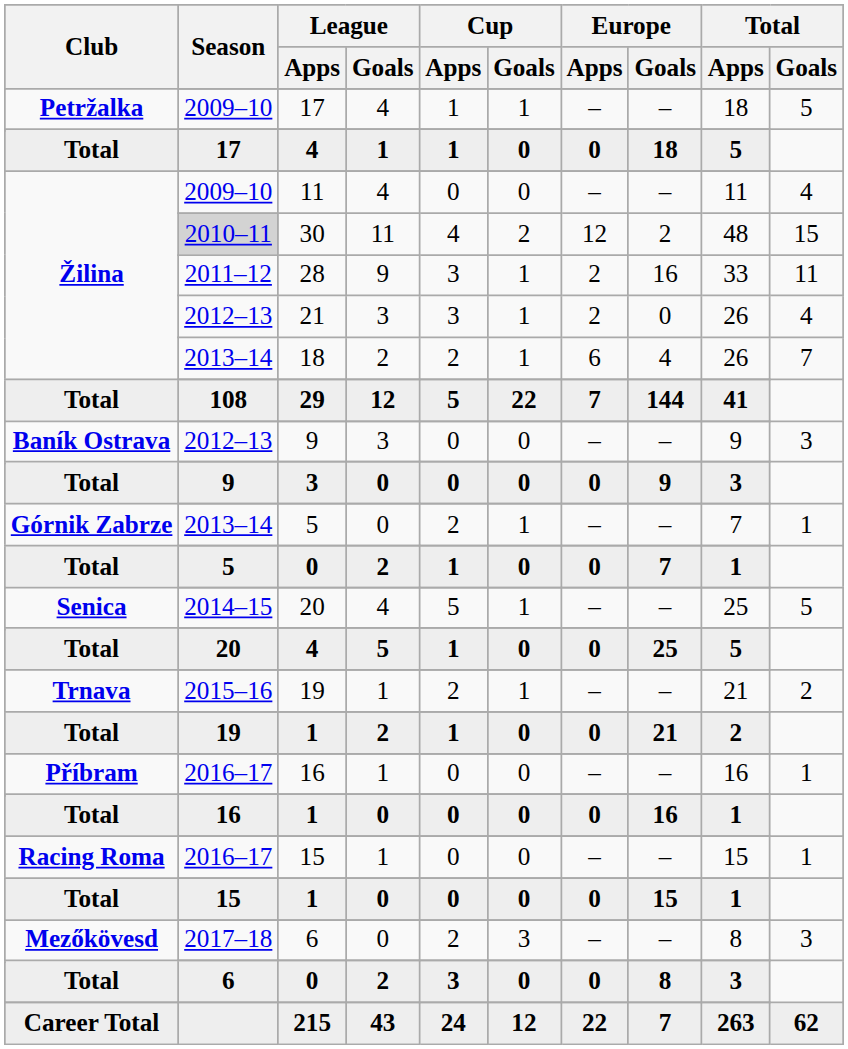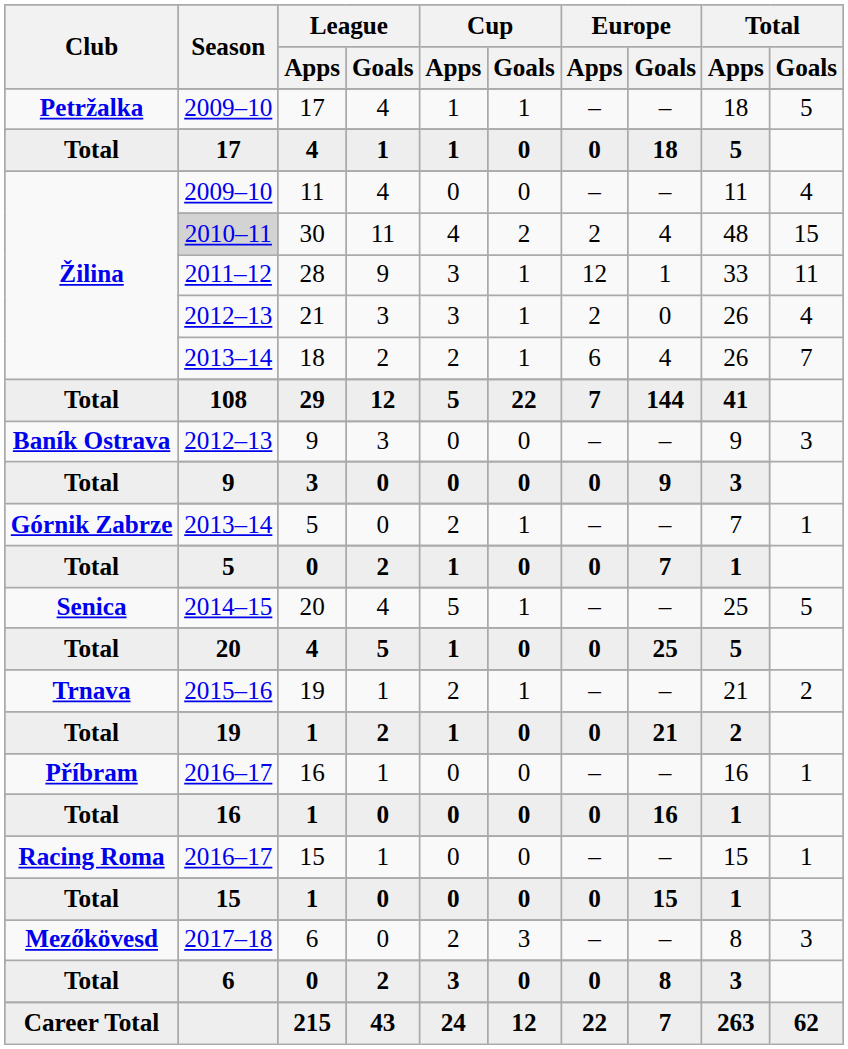(595, 233) 12 -> (595, 233) 2
(665, 233) 2 -> (665, 233) 4
(595, 275) 2 -> (595, 275) 12
(665, 275) 16 -> (665, 275) 1
